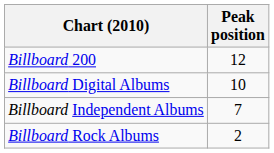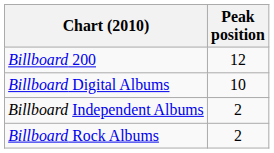(238, 110) 7 -> (238, 110) 2
